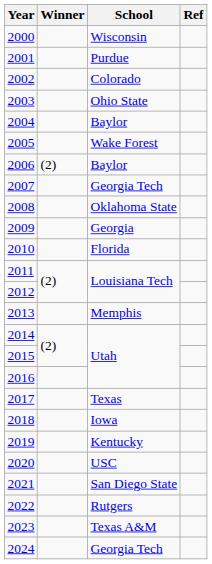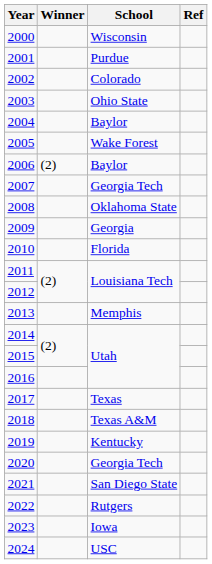(104, 420) Iowa -> (124, 420) Texas A&M
(104, 462) USC -> (127, 462) Georgia Tech
(124, 526) Texas A&M -> (104, 526) Iowa
(127, 548) Georgia Tech -> (104, 548) USC
